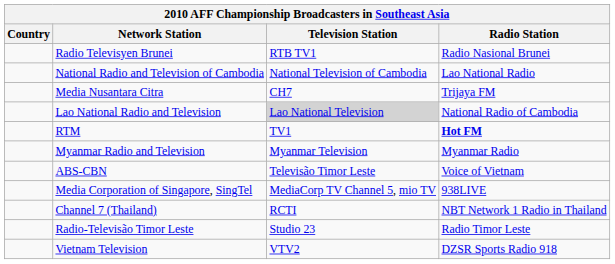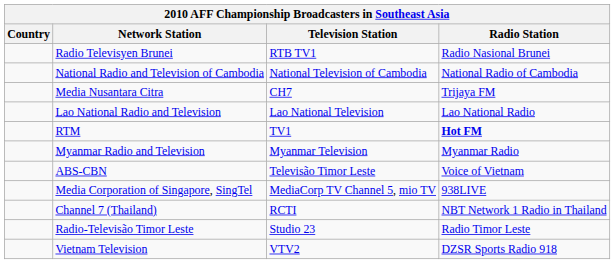(488, 73) Lao National Radio -> (510, 73) National Radio of Cambodia
(327, 112) lightgrey background -> (327, 112) no background
(510, 112) National Radio of Cambodia -> (488, 112) Lao National Radio
